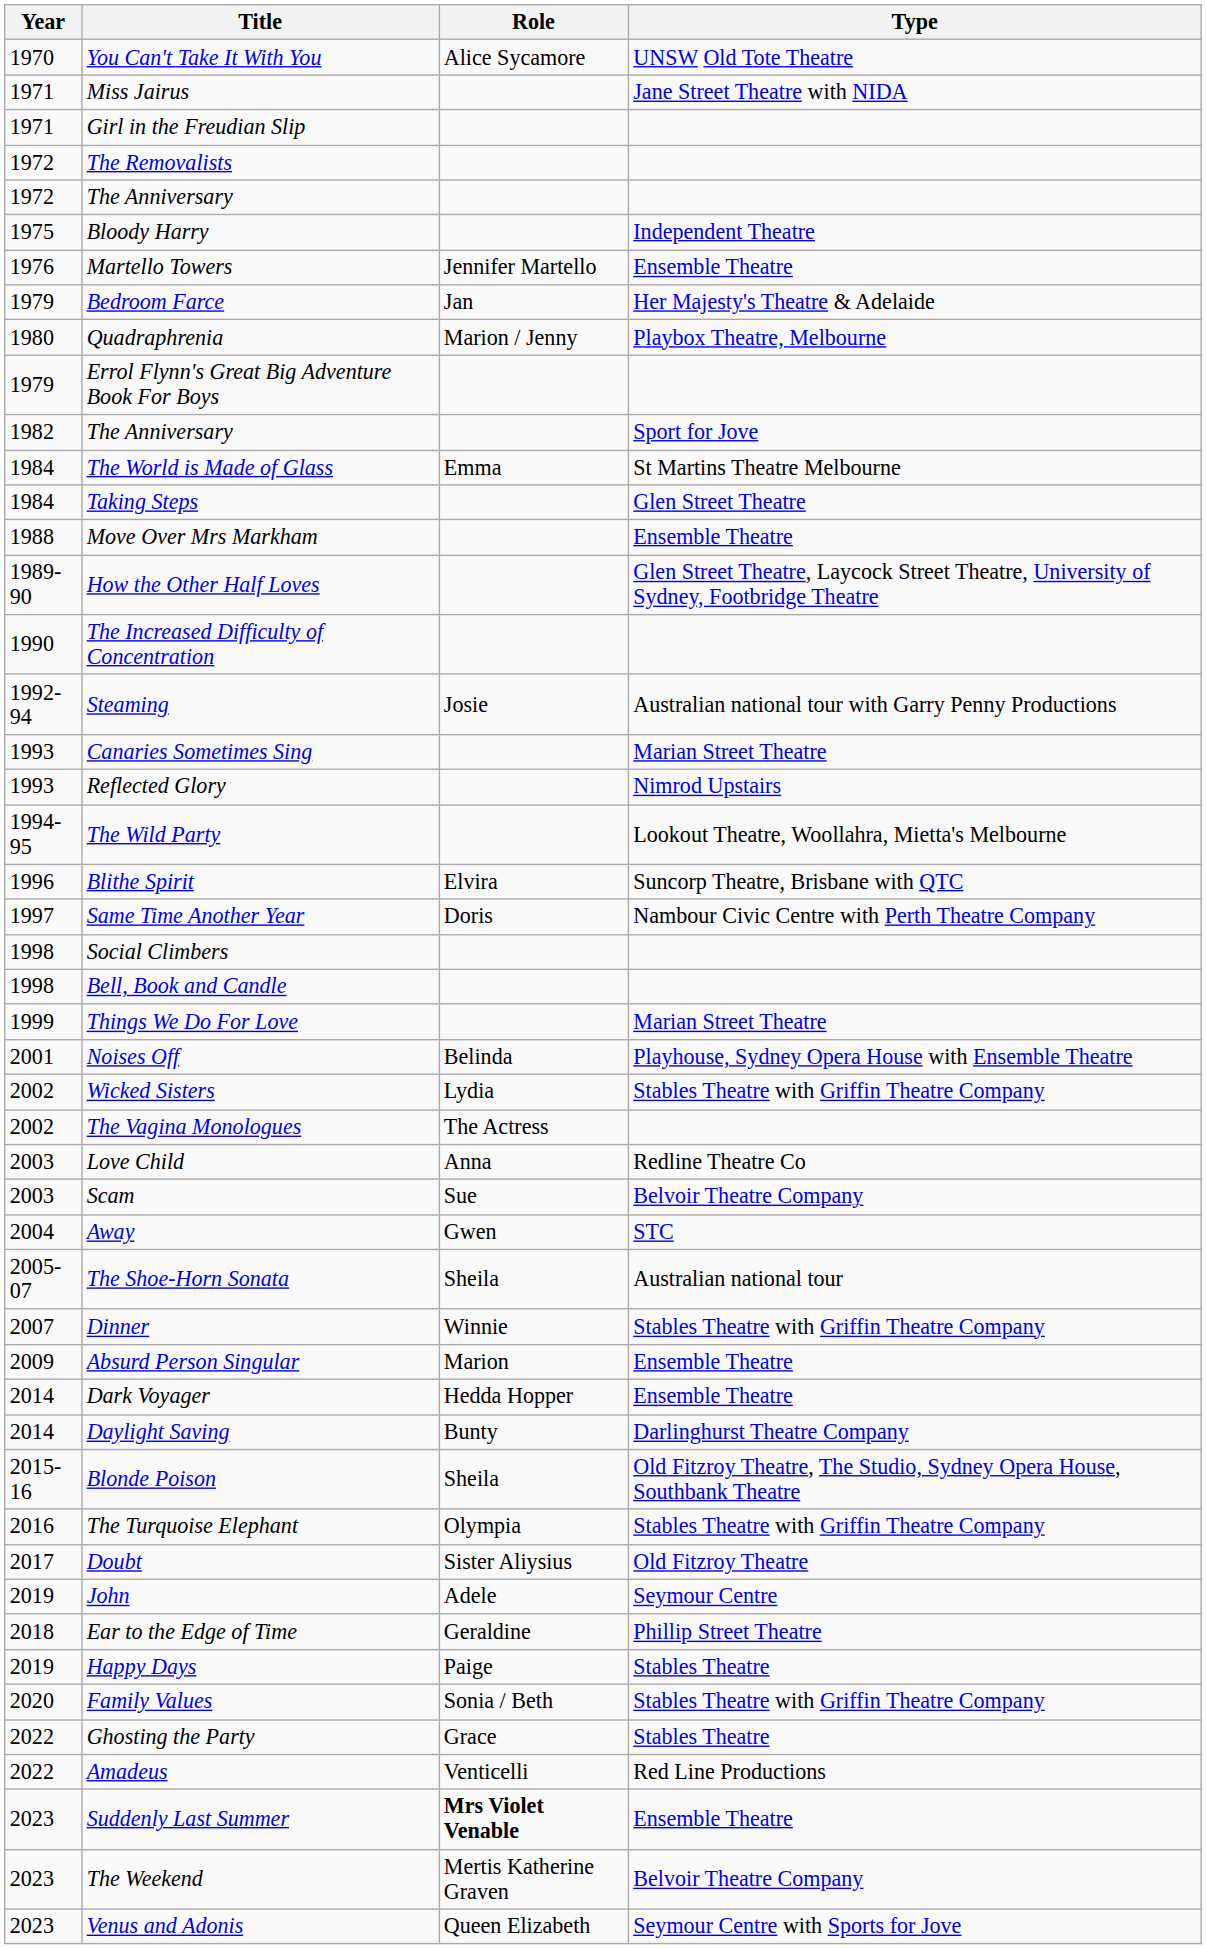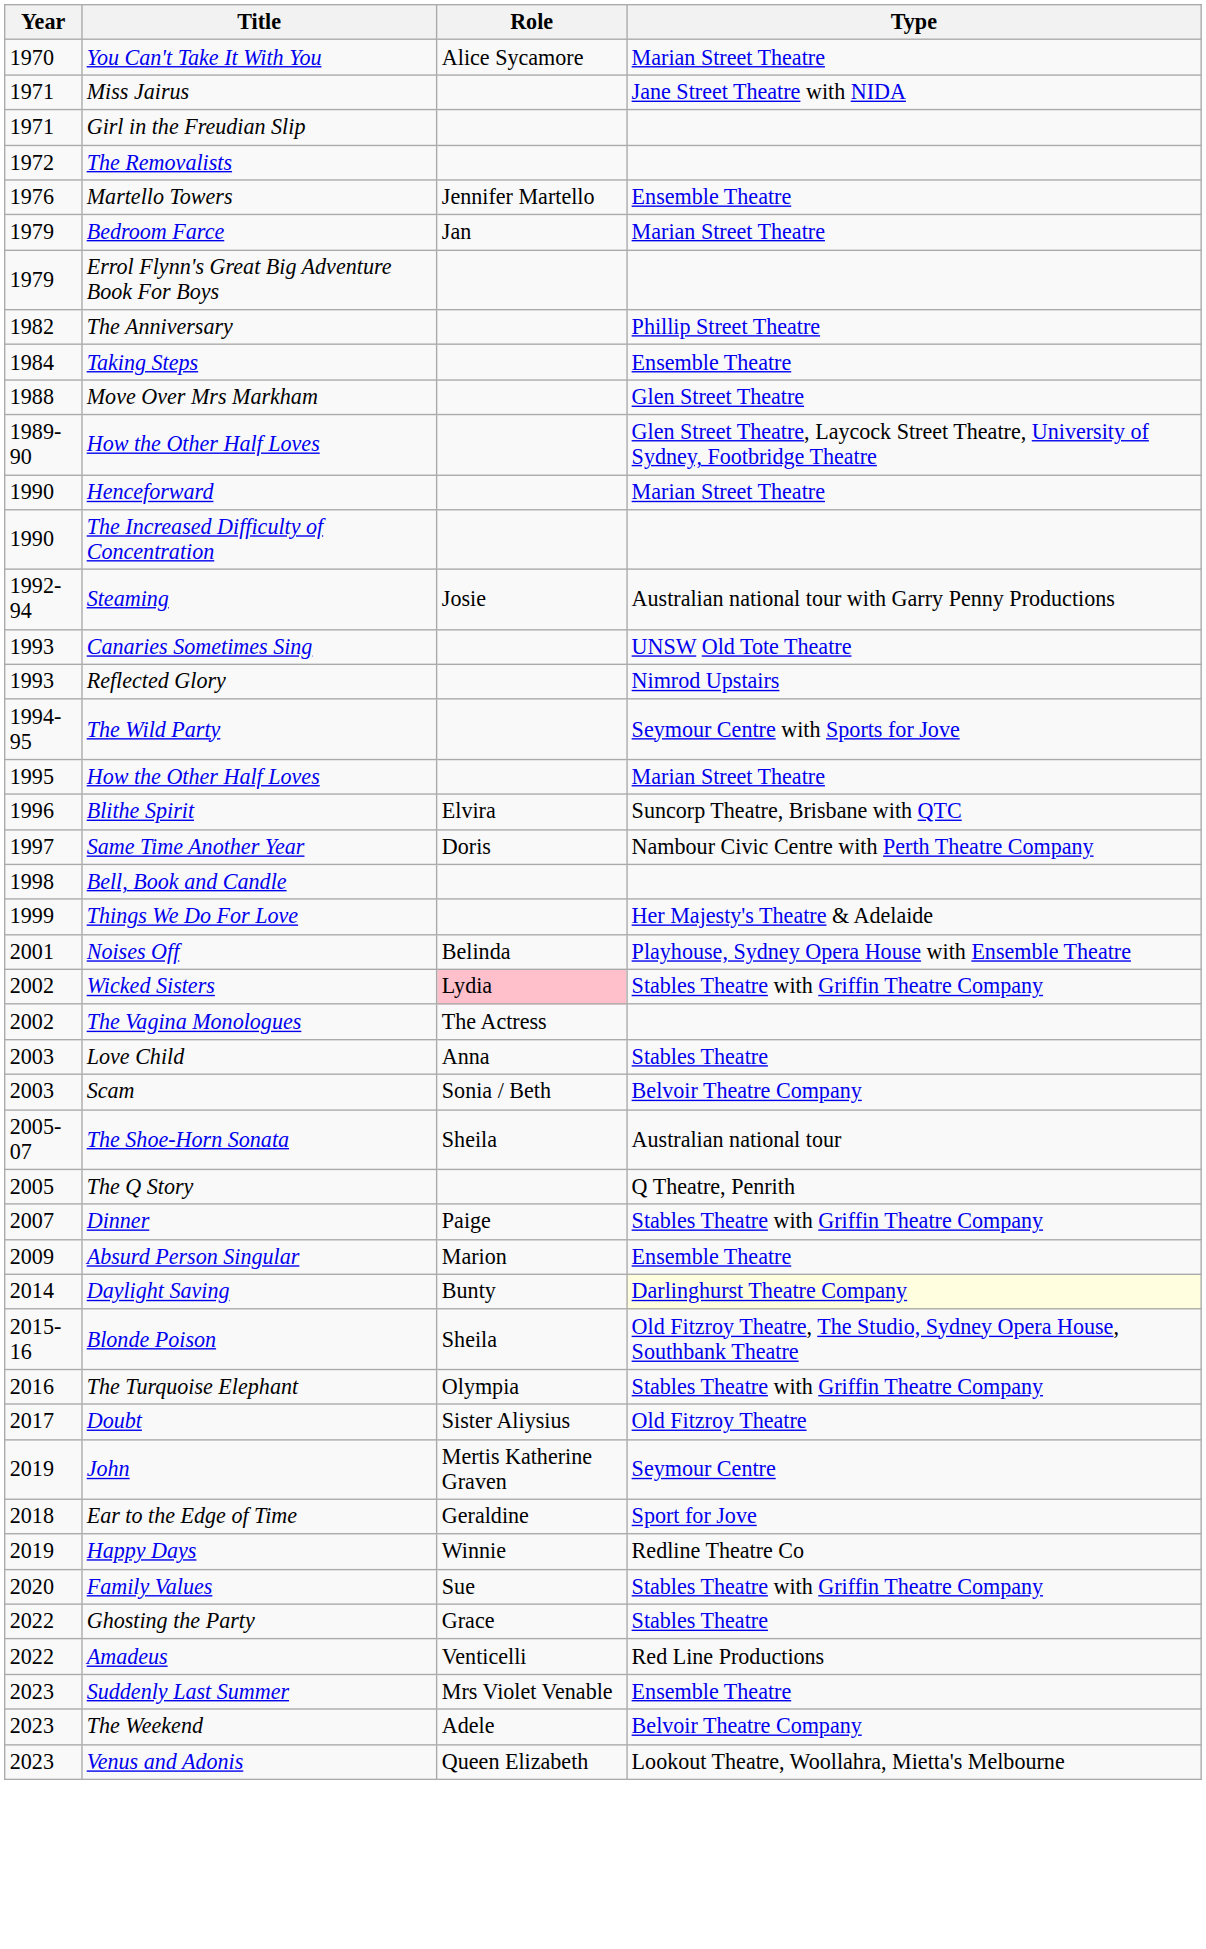(743, 57) UNSW Old Tote Theatre -> (728, 57) Marian Street Theatre
- row: (32, 197)
- row: (32, 232)
(784, 302) Her Majesty's Theatre & Adelaide -> (728, 232) Marian Street Theatre
- row: (32, 337)
(696, 432) Sport for Jove -> (726, 326) Phillip Street Theatre
- row: (32, 467)
(719, 502) Glen Street Theatre -> (711, 362) Ensemble Theatre
(713, 537) Ensemble Theatre -> (718, 397) Glen Street Theatre
+ row: (32, 491)
(730, 751) Marian Street Theatre -> (742, 646) UNSW Old Tote Theatre
(850, 834) Lookout Theatre, Woollahra, Mietta's Melbourne -> (796, 729) Seymour Centre with Sports for Jove
+ row: (32, 776)
- row: (32, 951)
(730, 1021) Marian Street Theatre -> (782, 916) Her Majesty's Theatre & Adelaide
(469, 1091) no background -> (467, 986) pink background
(720, 1161) Redline Theatre Co -> (700, 1056) Stables Theatre
(460, 1196) Sue -> (496, 1091) Sonia / Beth
- row: (32, 1231)
+ row: (32, 1186)
(476, 1326) Winnie -> (466, 1221) Paige
- row: (32, 1396)
(771, 1431) no background -> (769, 1291) lightyellow background
(470, 1596) Adele -> (517, 1468) Mertis Katherine Graven
(727, 1631) Phillip Street Theatre -> (694, 1516) Sport for Jove
(468, 1666) Paige -> (474, 1551) Winnie
(701, 1666) Stables Theatre -> (718, 1551) Redline Theatre Co
(498, 1701) Sonia / Beth -> (458, 1586) Sue
(494, 1819) bold -> (527, 1691) normal
(519, 1878) Mertis Katherine Graven -> (468, 1726) Adele
(797, 1926) Seymour Centre with Sports for Jove -> (848, 1761) Lookout Theatre, Woollahra, Mietta's Melbourne
